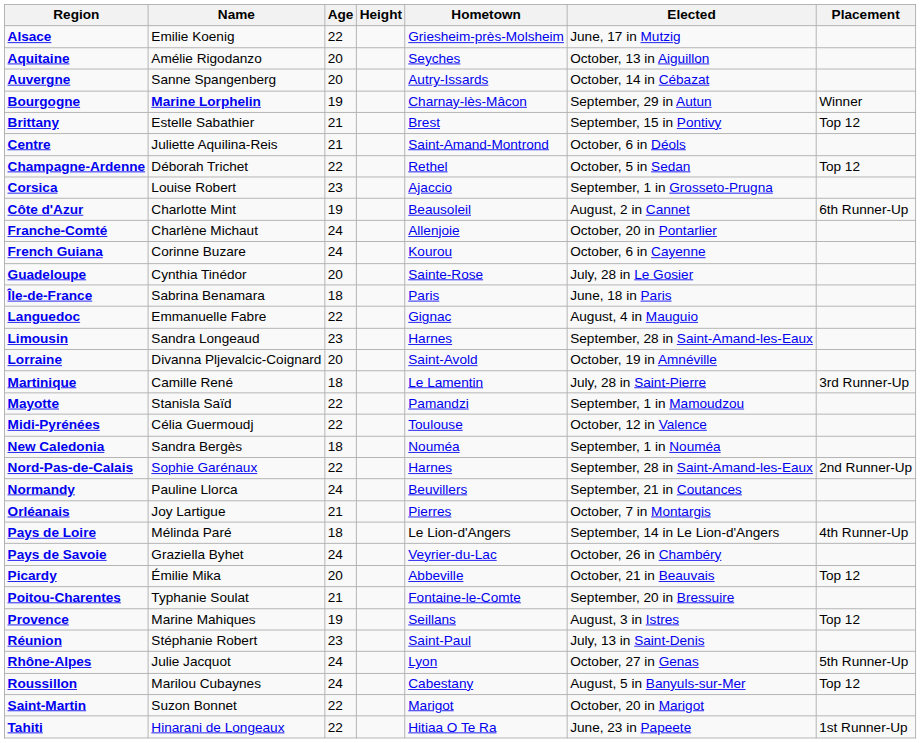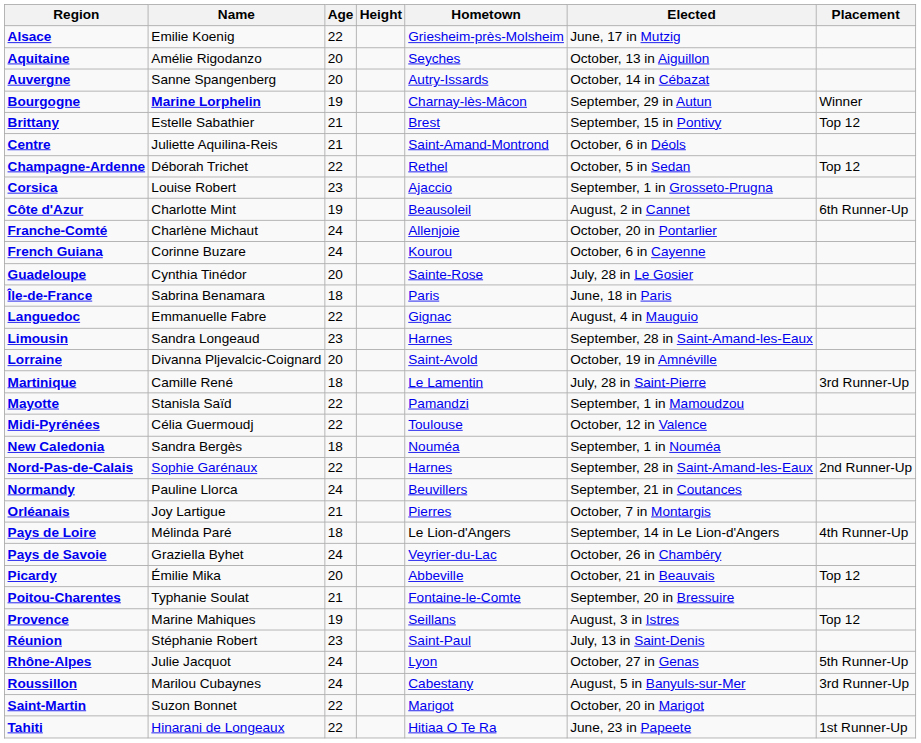(840, 683) Top 12 -> (864, 683) 3rd Runner-Up
